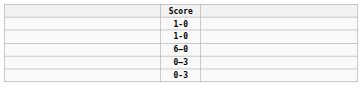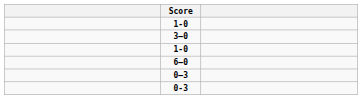+ row: (82, 37)
